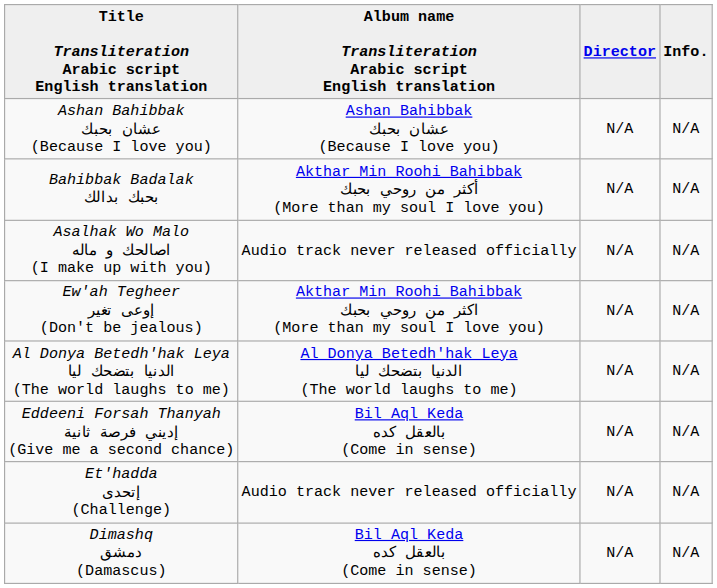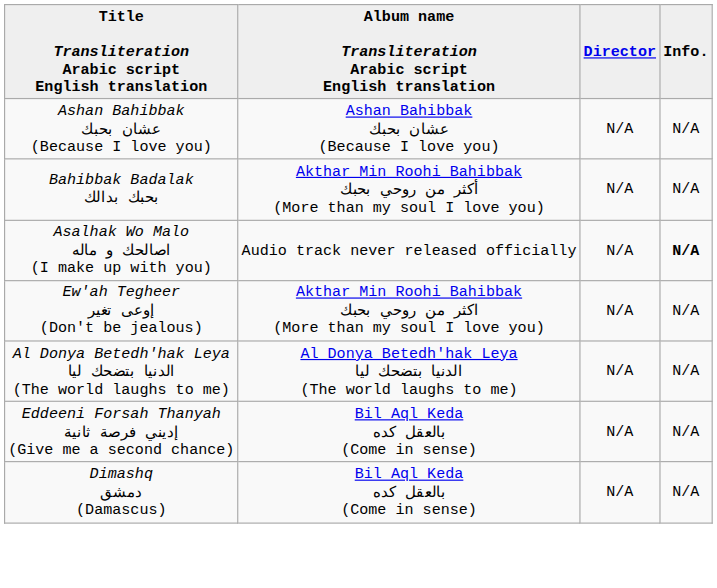(686, 250) normal -> (686, 250) bold
- row: (121, 492)
